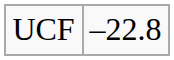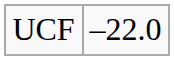(125, 28) –22.8 -> (125, 28) –22.0
